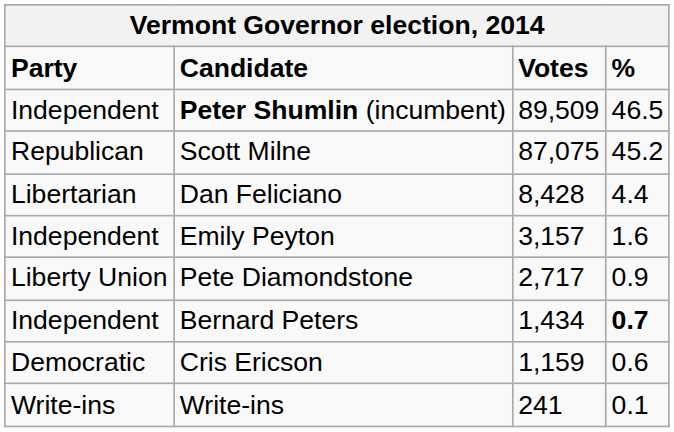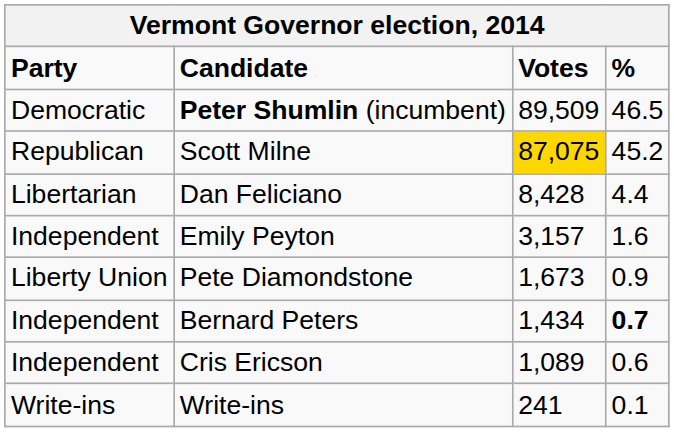(85, 109) Independent -> (78, 109) Democratic
(559, 151) no background -> (559, 151) gold background
(551, 278) 2,717 -> (551, 278) 1,673
(78, 362) Democratic -> (85, 362) Independent
(551, 362) 1,159 -> (551, 362) 1,089
